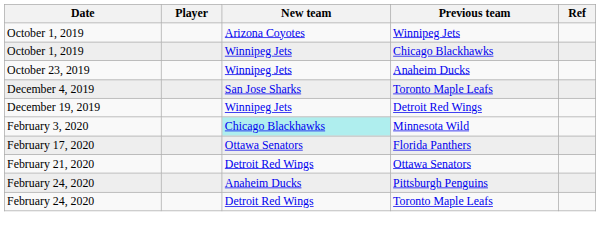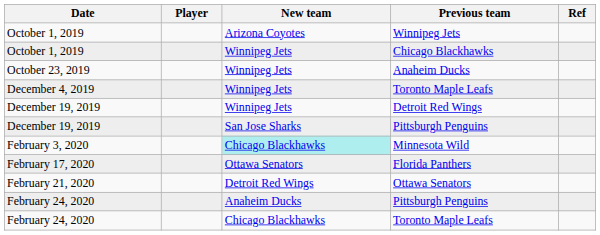(263, 88) San Jose Sharks -> (258, 88) Winnipeg Jets
+ row: (54, 126)
(269, 201) Detroit Red Wings -> (275, 220) Chicago Blackhawks
